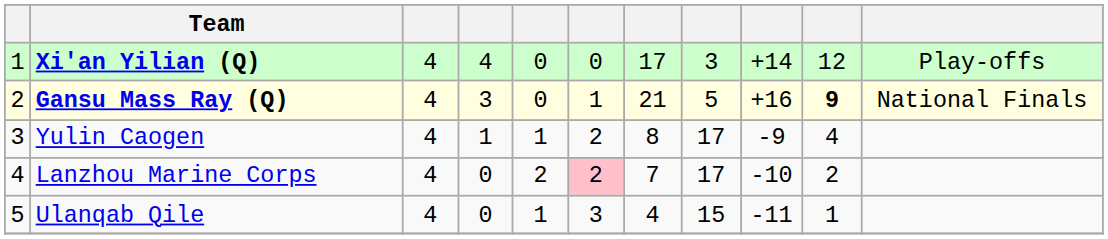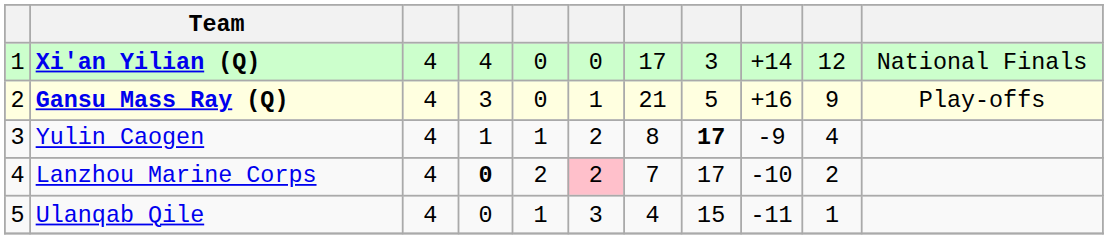(982, 62) Play-offs -> (982, 62) National Finals
(832, 100) bold -> (832, 100) normal
(982, 100) National Finals -> (982, 100) Play-offs
(711, 138) normal -> (711, 138) bold
(486, 177) normal -> (485, 177) bold
